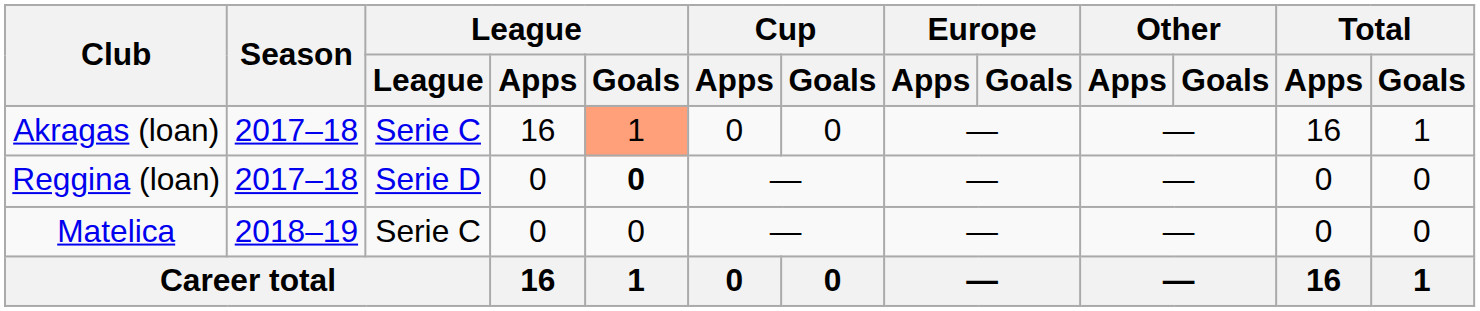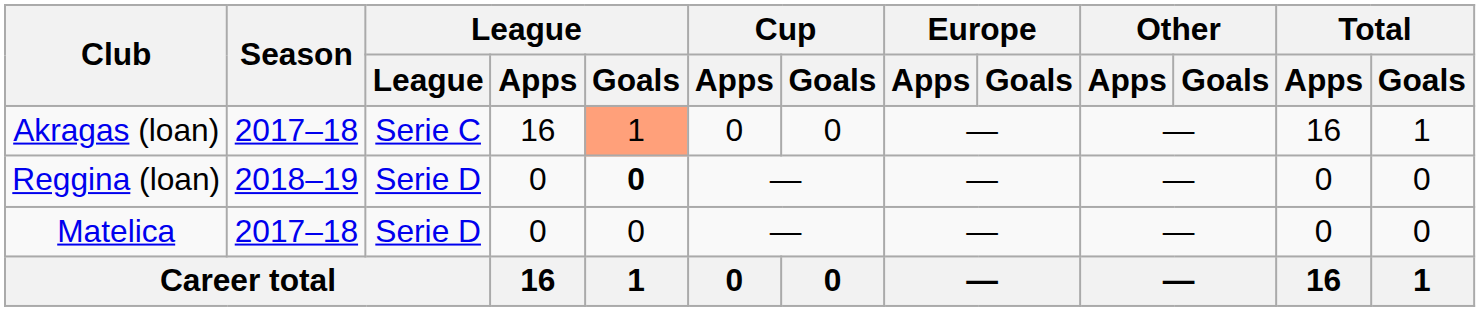(296, 180) 2017–18 -> (296, 180) 2018–19
(296, 230) 2018–19 -> (296, 230) 2017–18
(428, 230) Serie C -> (428, 230) Serie D
